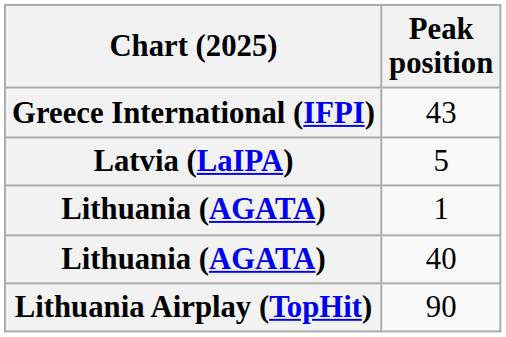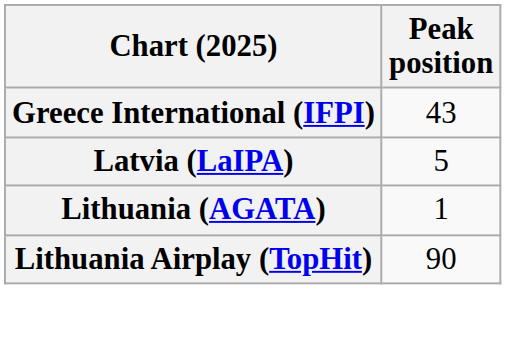- row: (441, 258)
